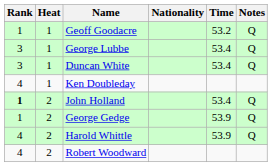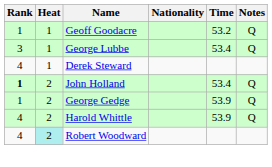- row: (97, 65)
+ row: (98, 65)
- row: (100, 83)
(49, 153) no background -> (49, 135) paleturquoise background
